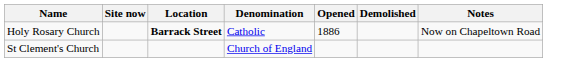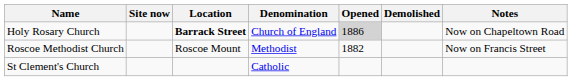(246, 31) Catholic -> (294, 31) Church of England
(328, 31) no background -> (353, 31) lightgrey background
+ row: (65, 48)
(270, 48) Church of England -> (270, 66) Catholic
